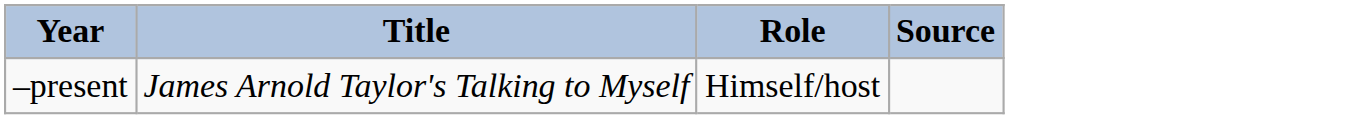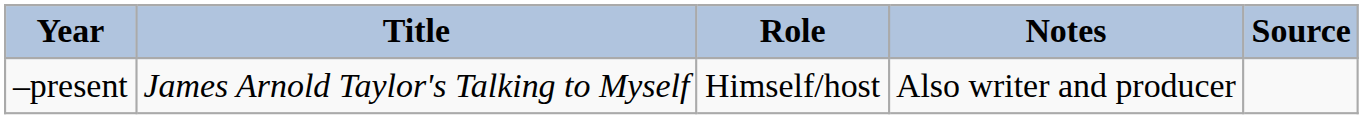+ column: (1066, 31)
